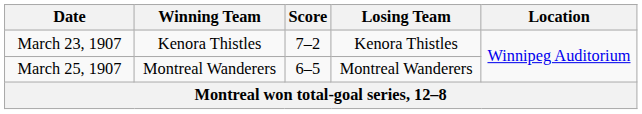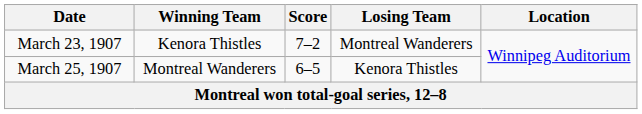(406, 43) Kenora Thistles -> (406, 43) Montreal Wanderers
(406, 69) Montreal Wanderers -> (406, 69) Kenora Thistles
